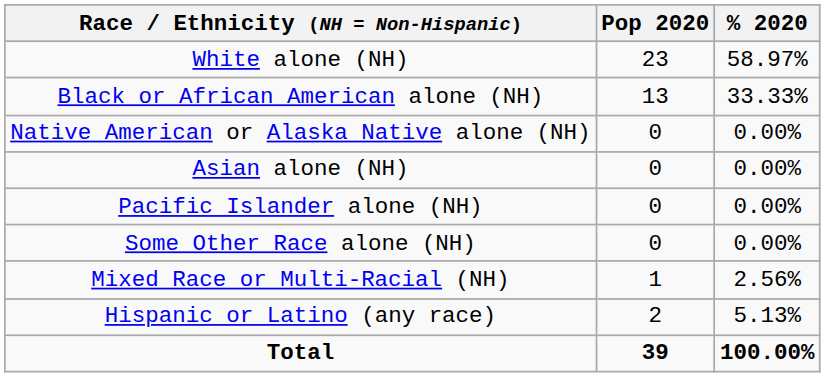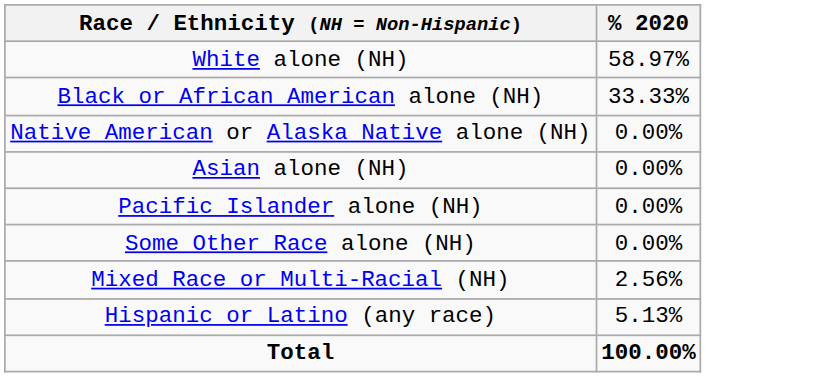- column: (655, 23)
